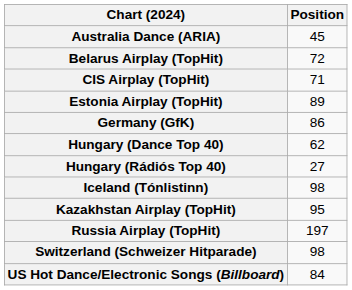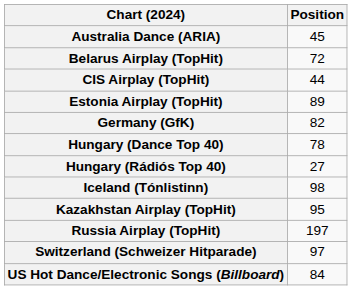(317, 79) 71 -> (317, 79) 44
(317, 123) 86 -> (317, 123) 82
(317, 144) 62 -> (317, 144) 78
(317, 252) 98 -> (317, 252) 97
